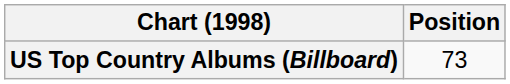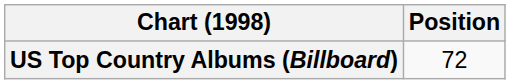(454, 59) 73 -> (454, 59) 72
